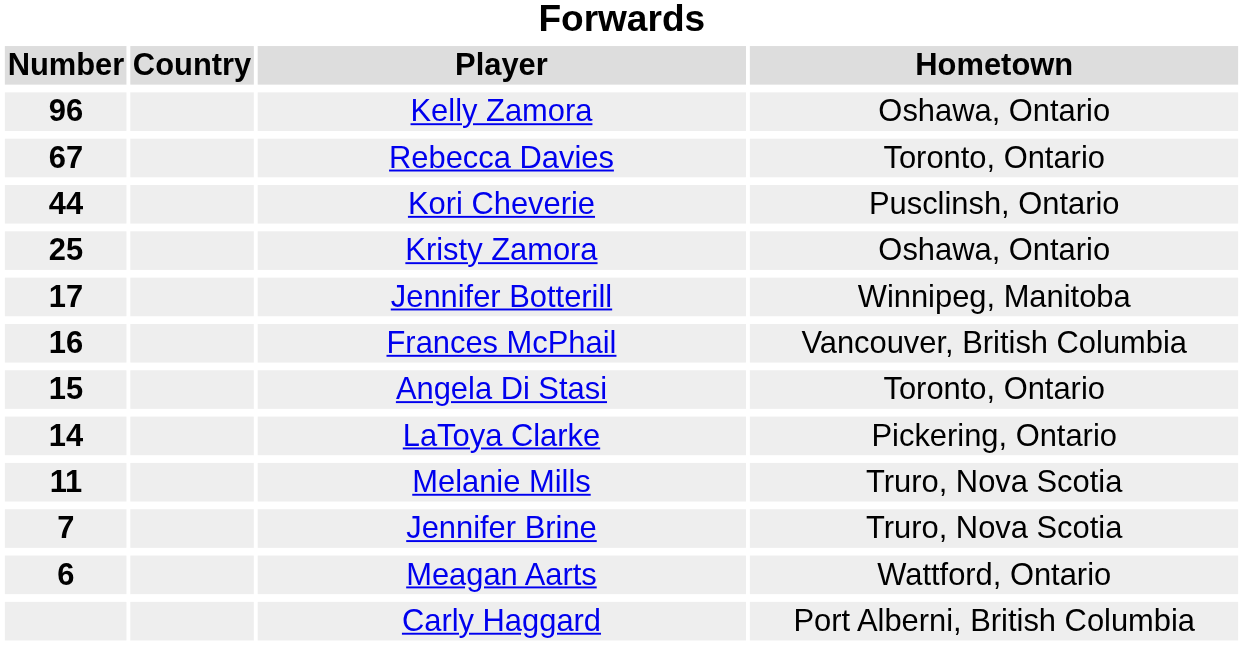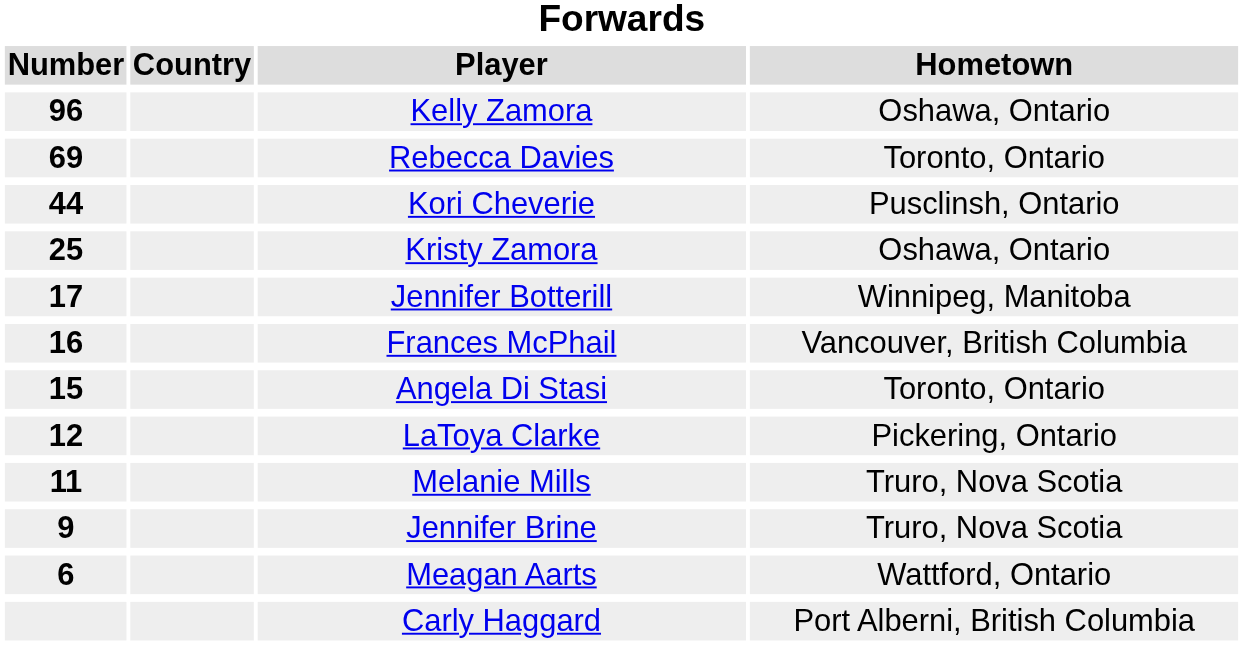(66, 157) 67 -> (66, 157) 69
(66, 435) 14 -> (66, 435) 12
(66, 528) 7 -> (66, 528) 9
